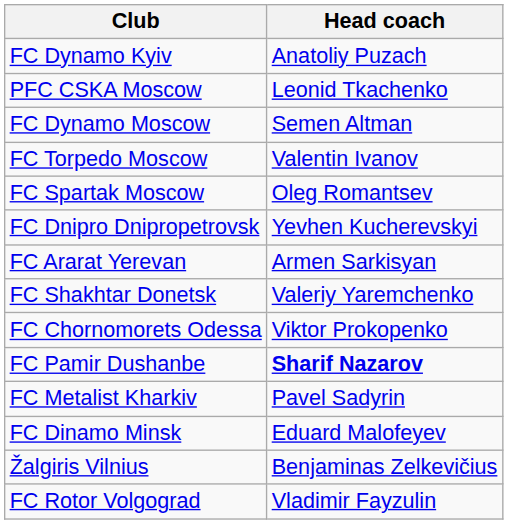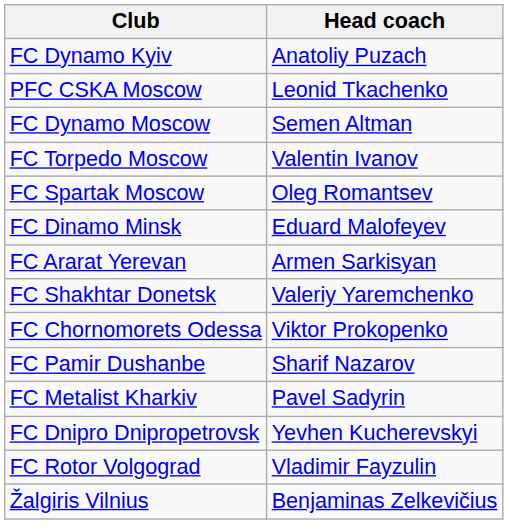rows swapped: (134, 227) <-> (95, 432)
(347, 364) bold -> (343, 364) normal
rows swapped: (105, 501) <-> (79, 466)
